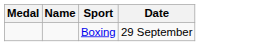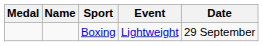+ column: (150, 14)
